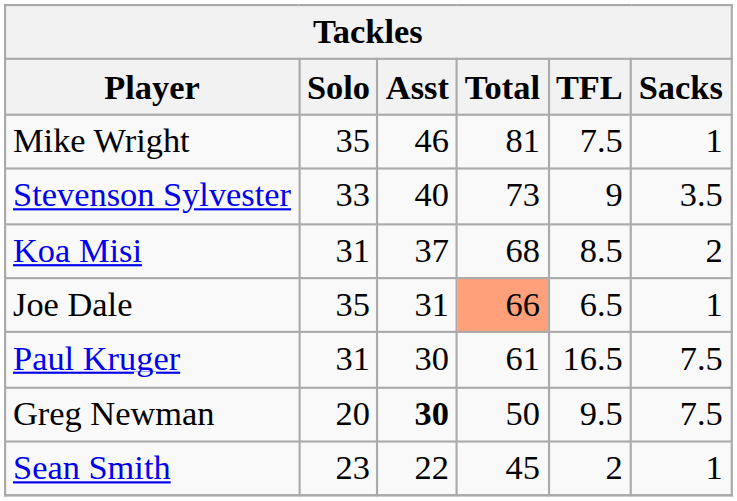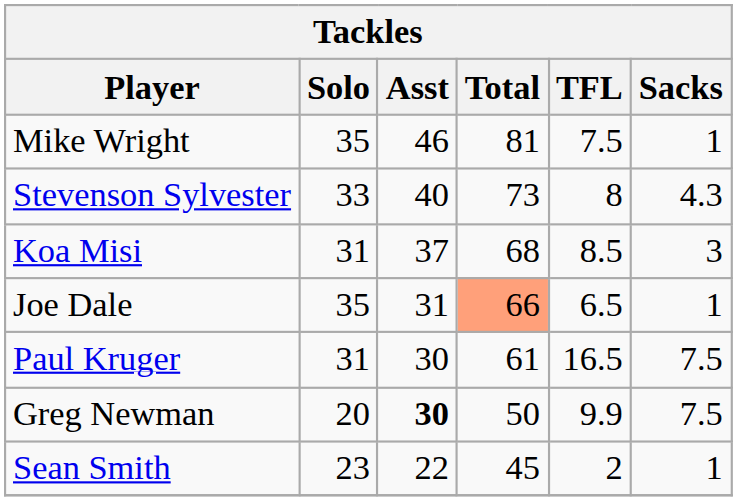(614, 195) 9 -> (614, 195) 8
(701, 195) 3.5 -> (701, 195) 4.3
(714, 250) 2 -> (714, 250) 3
(601, 413) 9.5 -> (601, 413) 9.9
